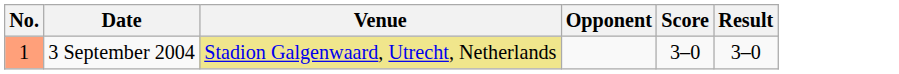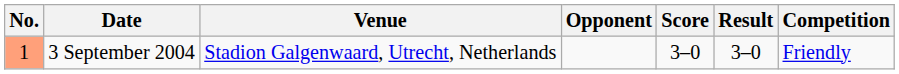+ column: (836, 20)
(380, 52) khaki background -> (380, 52) no background
